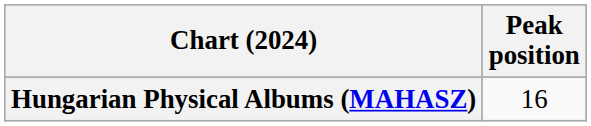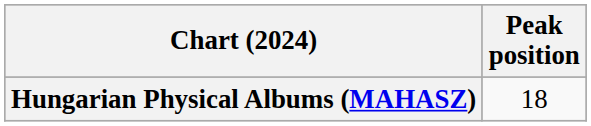(534, 98) 16 -> (534, 98) 18
